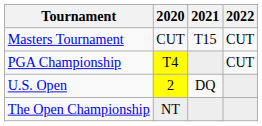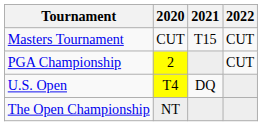(170, 62) T4 -> (170, 62) 2
(170, 86) 2 -> (170, 86) T4
